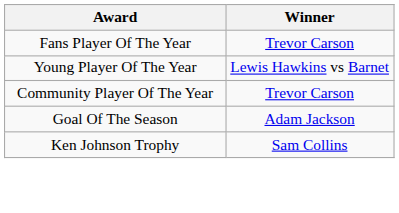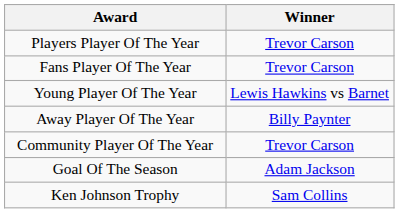+ row: (115, 43)
+ row: (115, 119)
